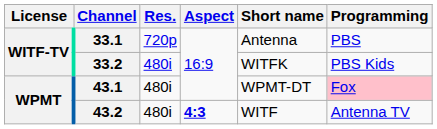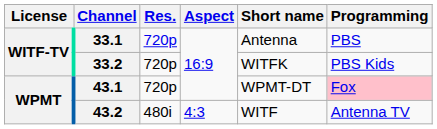(158, 64) 480i -> (160, 64) 720p
(158, 87) 480i -> (160, 87) 720p
(195, 111) bold -> (194, 111) normal
